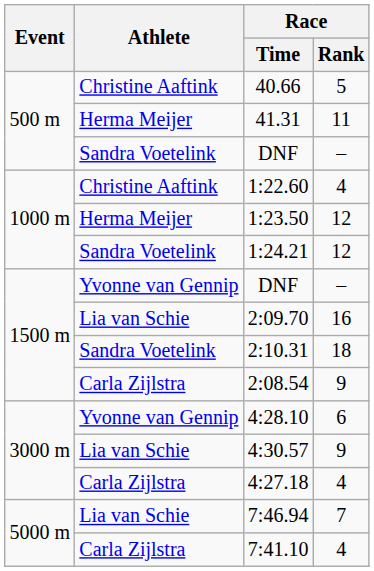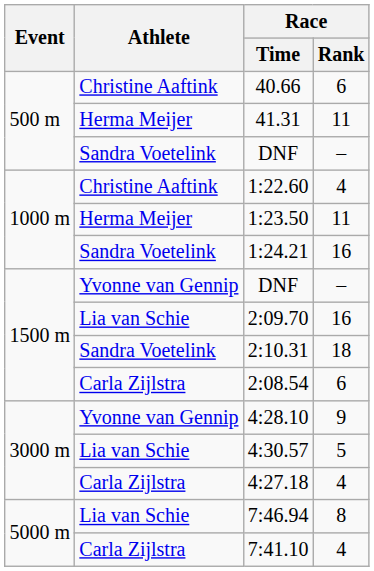(341, 87) 5 -> (341, 87) 6
(341, 219) 12 -> (341, 219) 11
(341, 252) 12 -> (341, 252) 16
(341, 384) 9 -> (341, 384) 6
(341, 417) 6 -> (341, 417) 9
(341, 450) 9 -> (341, 450) 5
(341, 516) 7 -> (341, 516) 8
